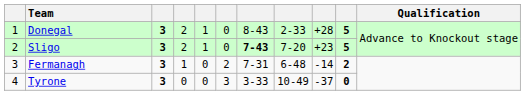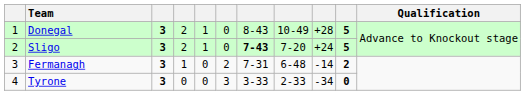(293, 30) 2-33 -> (293, 30) 10-49
(324, 47) +23 -> (324, 47) +24
(293, 82) 10-49 -> (293, 82) 2-33
(324, 82) -37 -> (324, 82) -34
